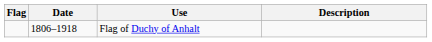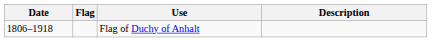columns swapped: (16, 12) <-> (63, 12)
